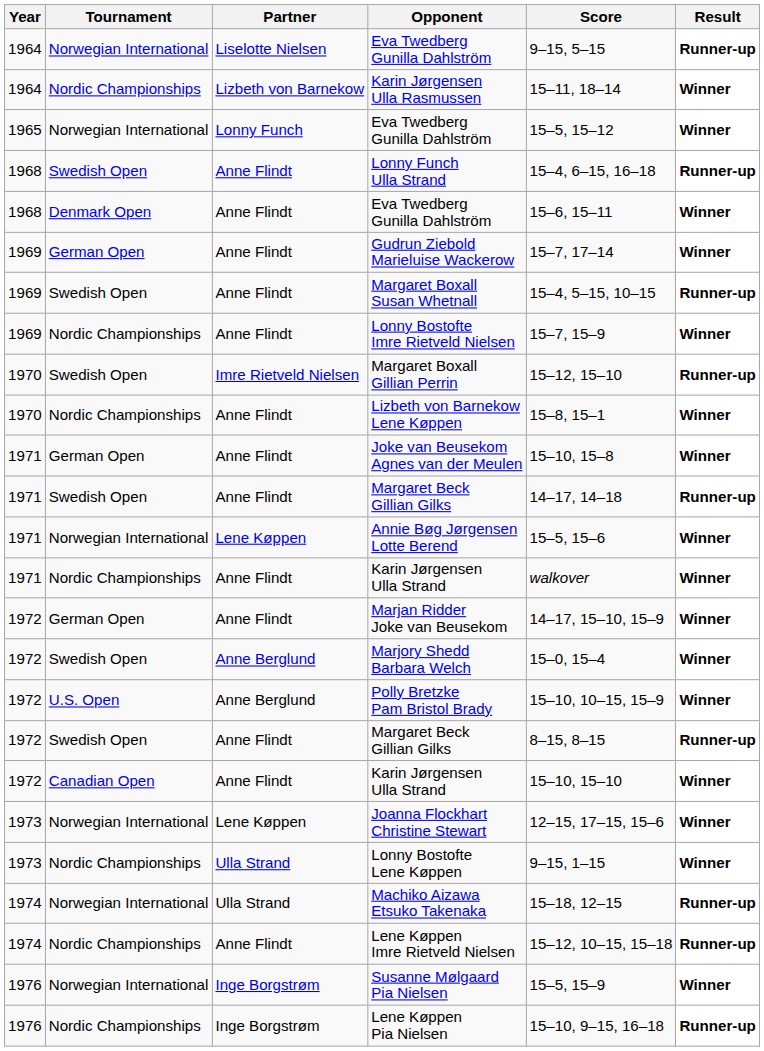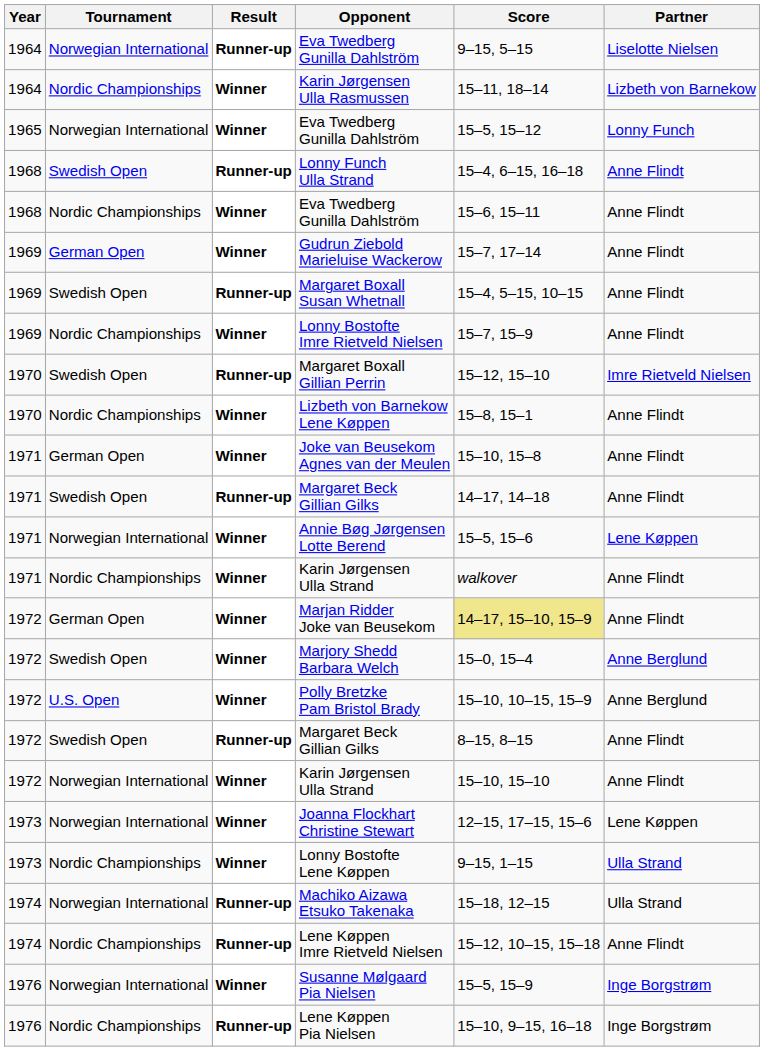columns swapped: (290, 17) <-> (718, 17)
(100, 212) Denmark Open -> (125, 212) Nordic Championships
(597, 619) no background -> (524, 619) khaki background
(102, 782) Canadian Open -> (129, 782) Norwegian International
